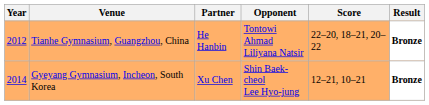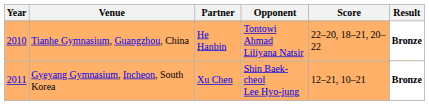(17, 41) 2012 -> (17, 41) 2010
(17, 81) 2014 -> (17, 81) 2011
